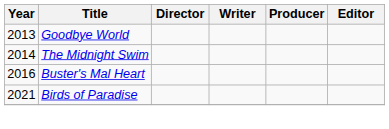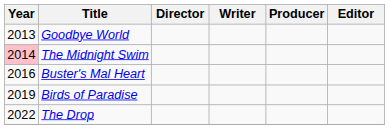(21, 54) no background -> (21, 54) pink background
(21, 94) 2021 -> (21, 94) 2019
+ row: (68, 114)
